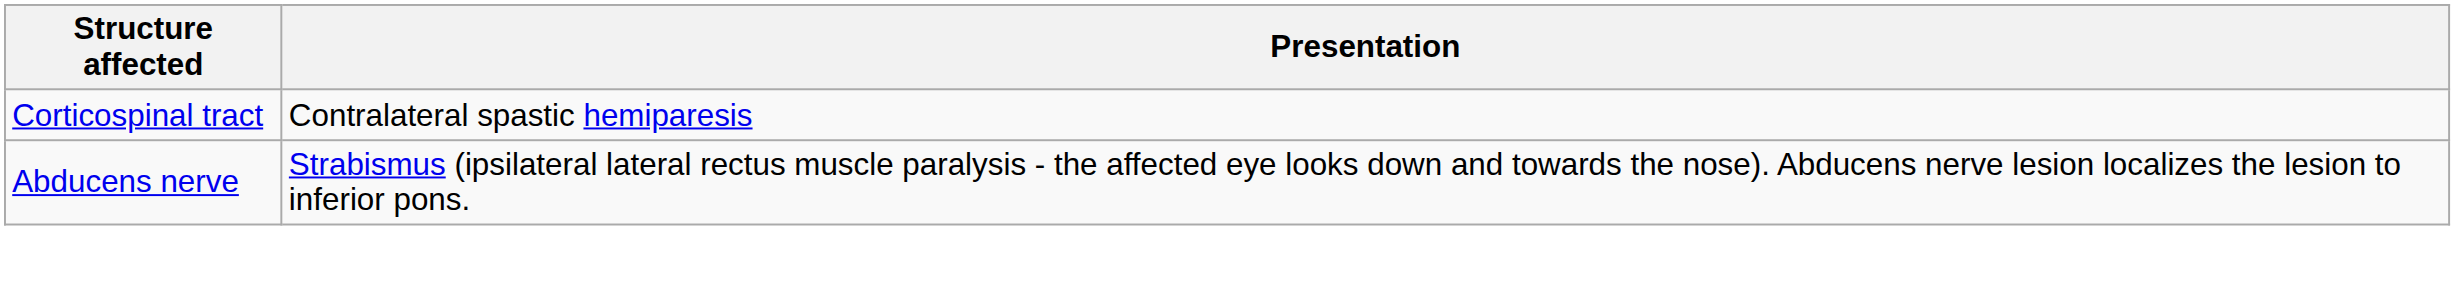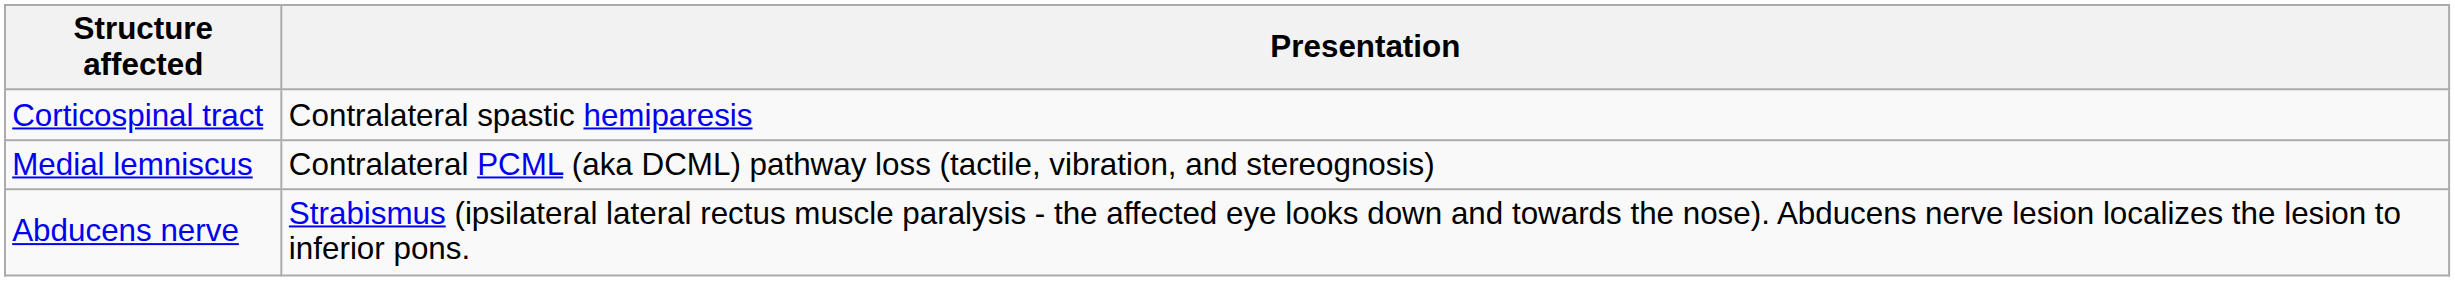+ row: (132, 164)
